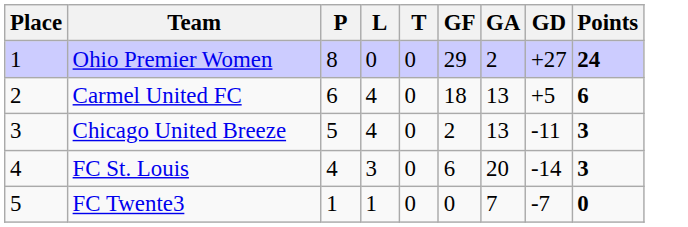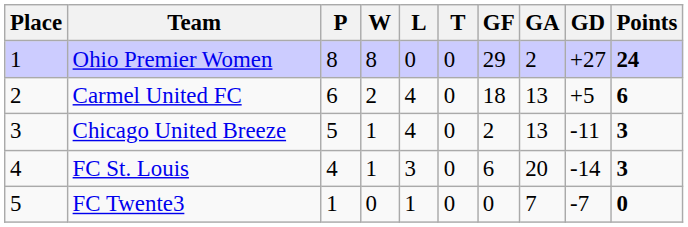+ column: (380, 22)
